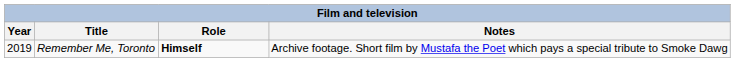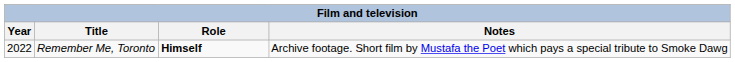(19, 48) 2019 -> (19, 48) 2022
